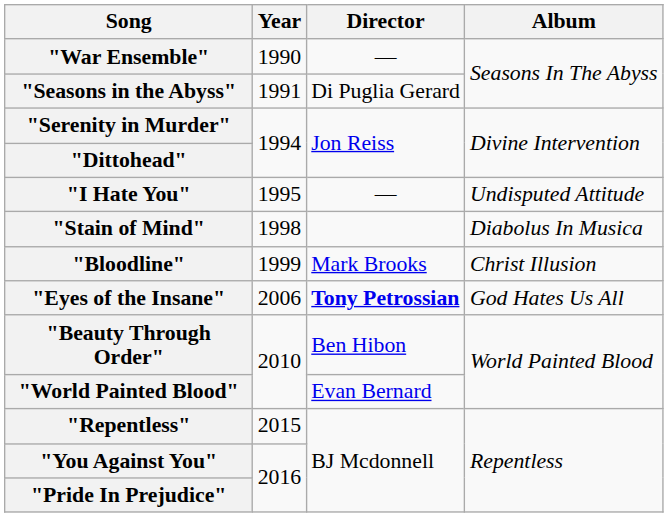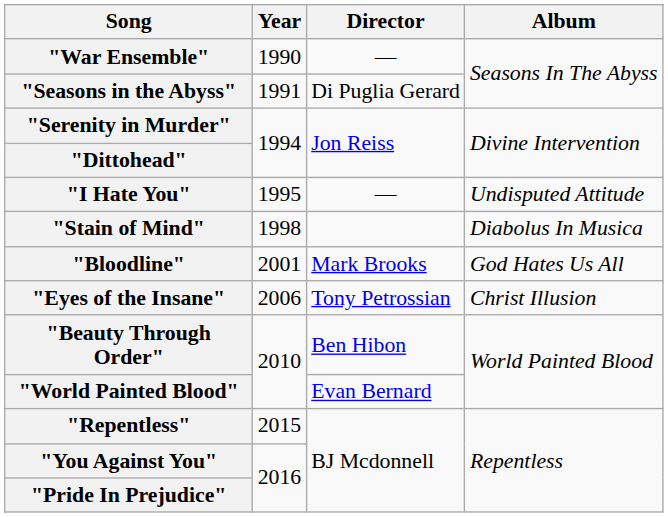(279, 263) 1999 -> (279, 263) 2001
(533, 263) Christ Illusion -> (547, 263) God Hates Us All
(385, 297) bold -> (381, 297) normal
(547, 297) God Hates Us All -> (533, 297) Christ Illusion
